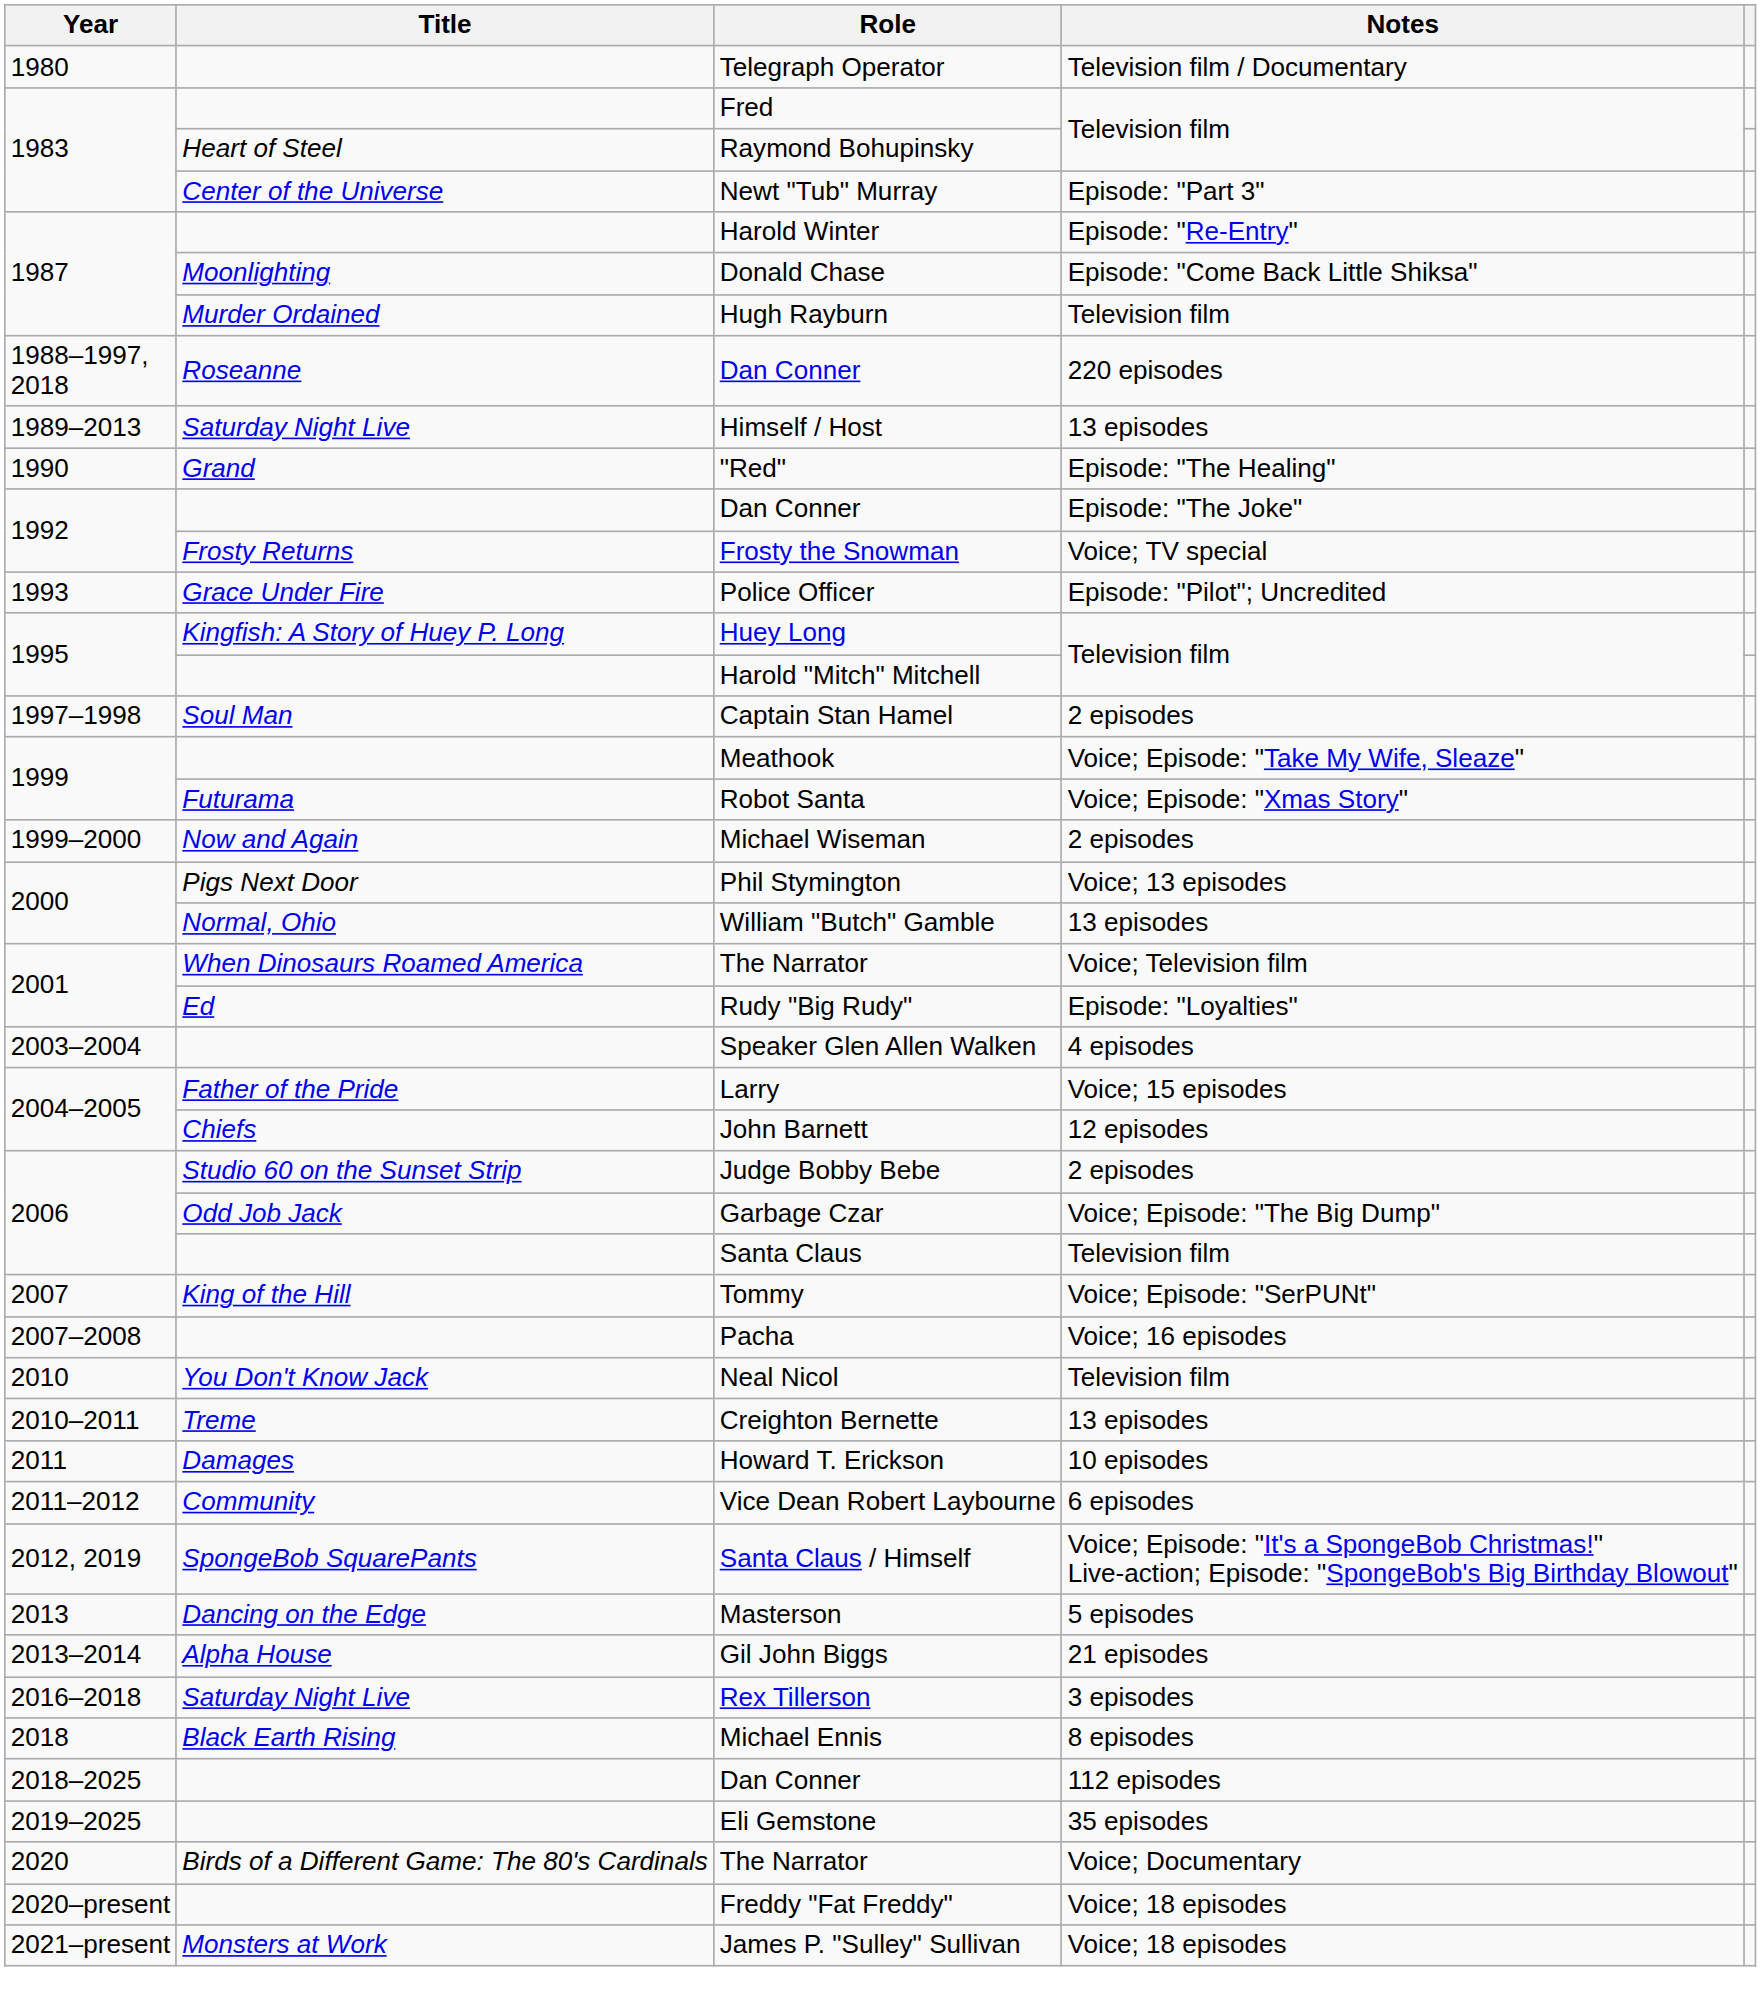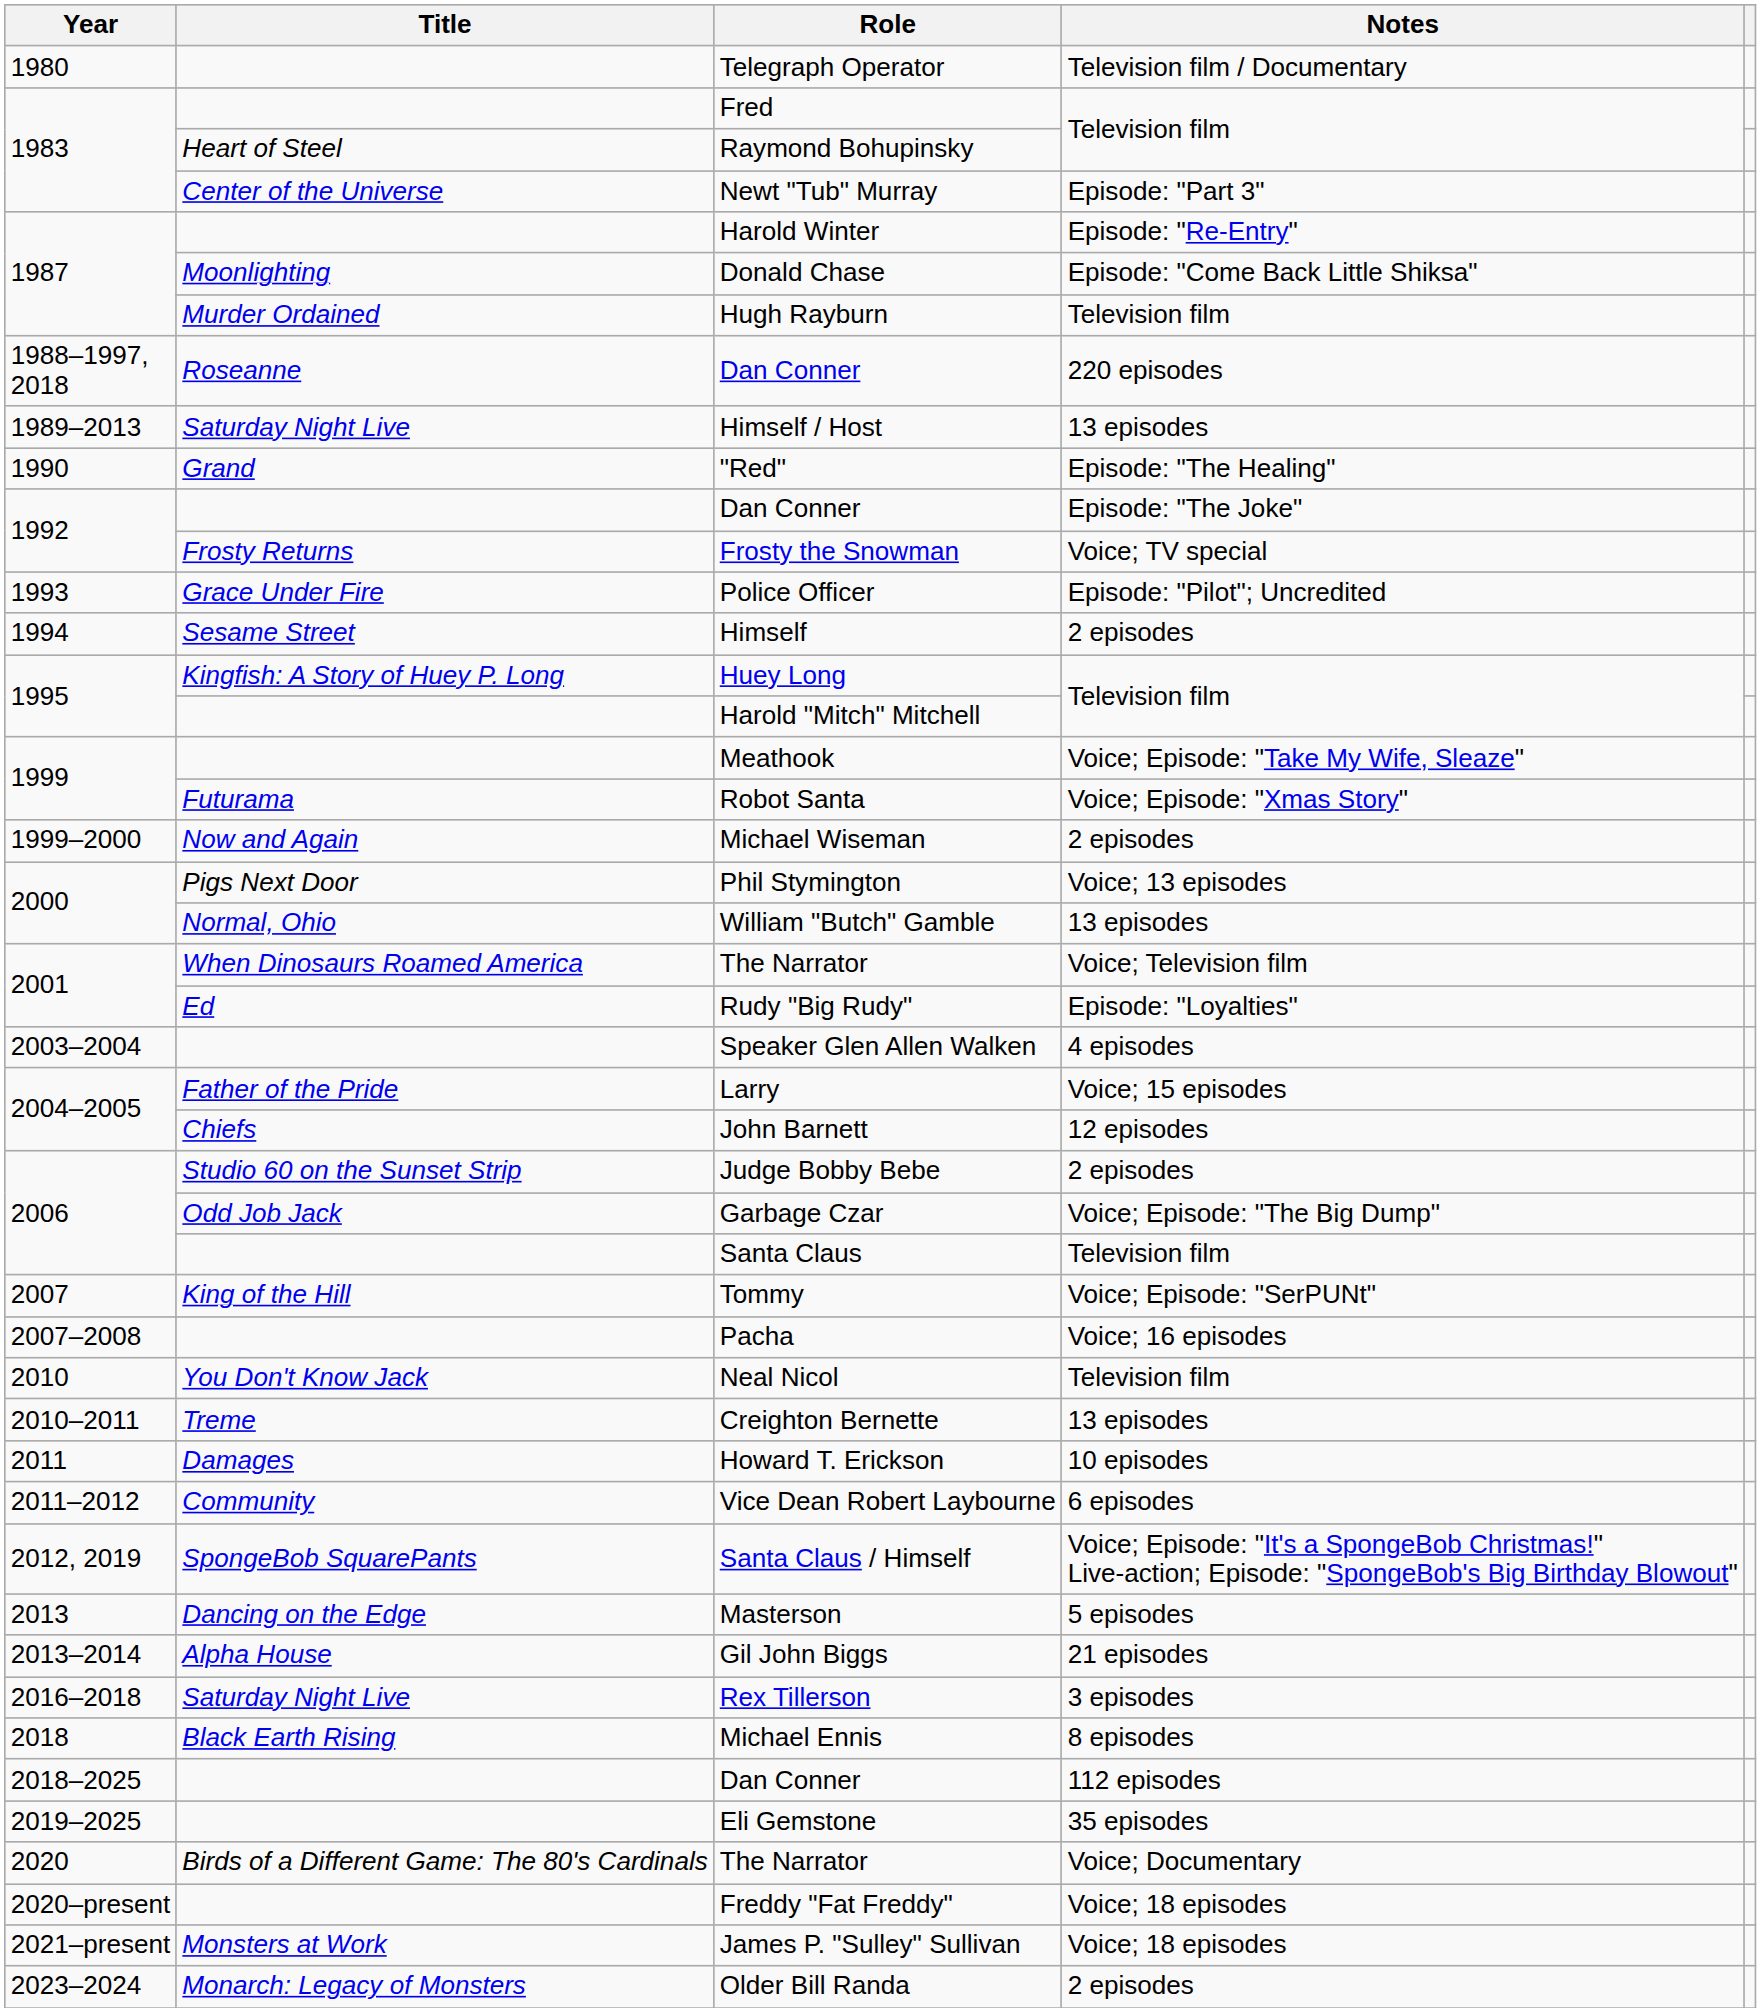+ row: (40, 633)
- row: (76, 716)
+ row: (76, 1986)
